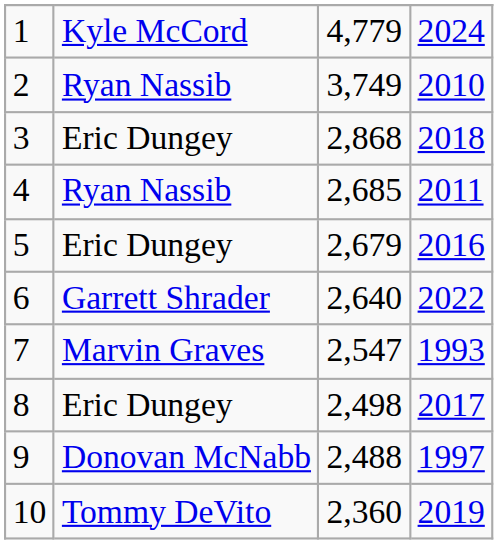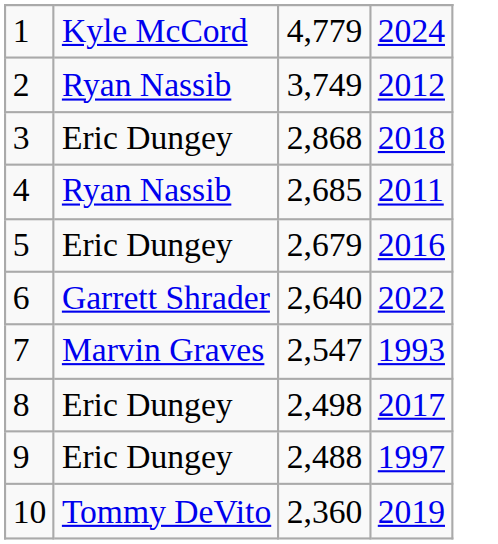(451, 84) 2010 -> (411, 84) 2012
(186, 457) Donovan McNabb -> (147, 457) Eric Dungey
